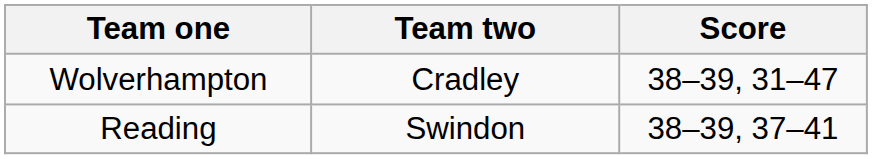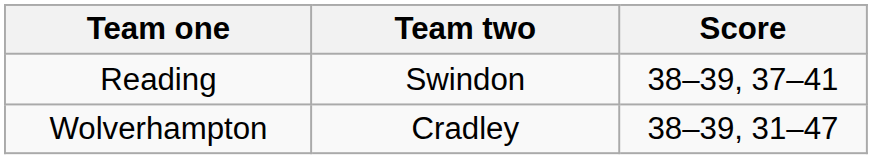rows swapped: (158, 128) <-> (158, 78)
